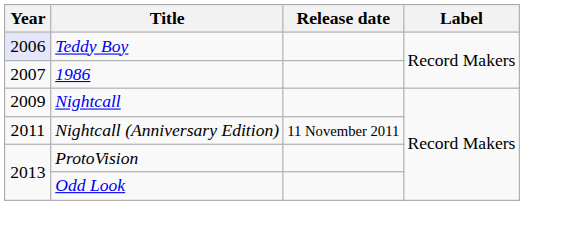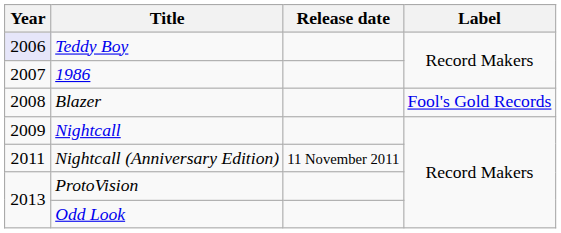+ row: (78, 102)
